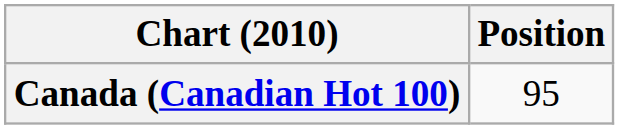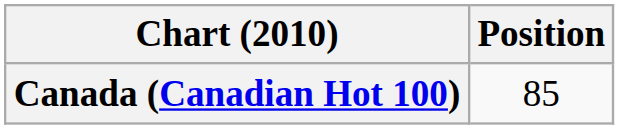(541, 92) 95 -> (541, 92) 85
